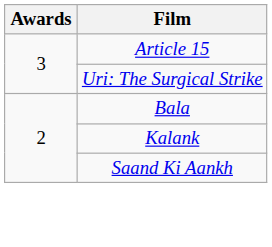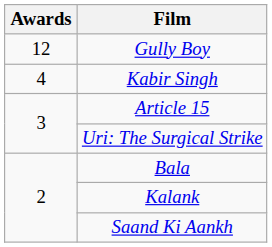+ row: (172, 49)
+ row: (172, 78)
